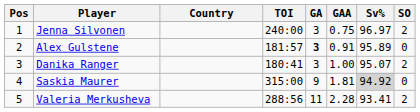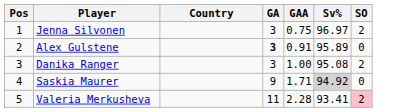- column: (284, 13)
(375, 64) 95.07 -> (332, 64) 95.08
(342, 82) 1.81 -> (299, 82) 1.71
(404, 99) no background -> (361, 99) pink background
